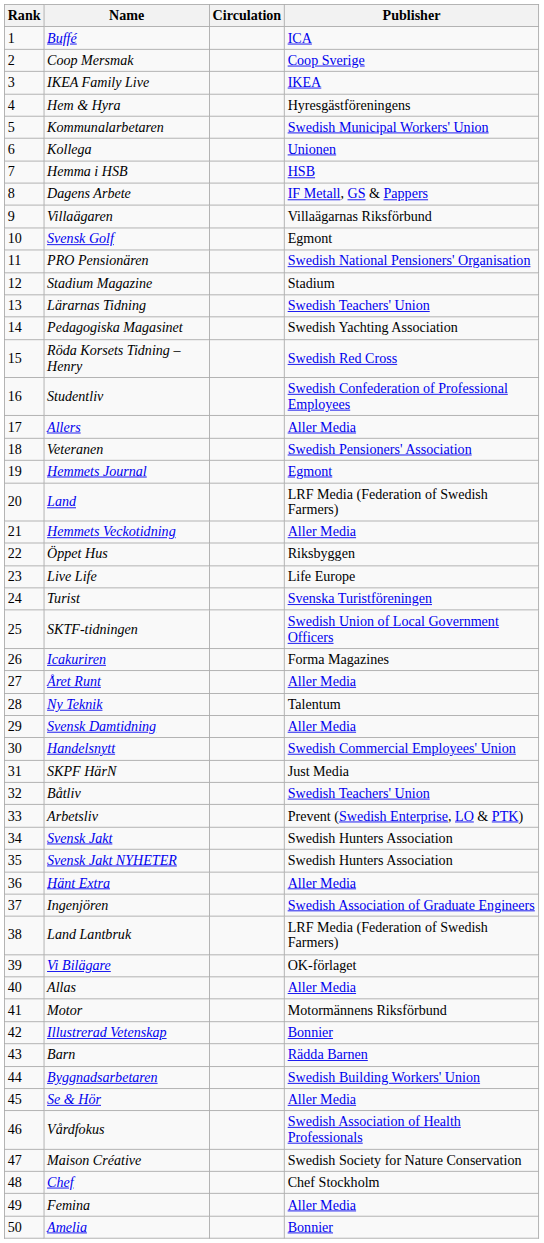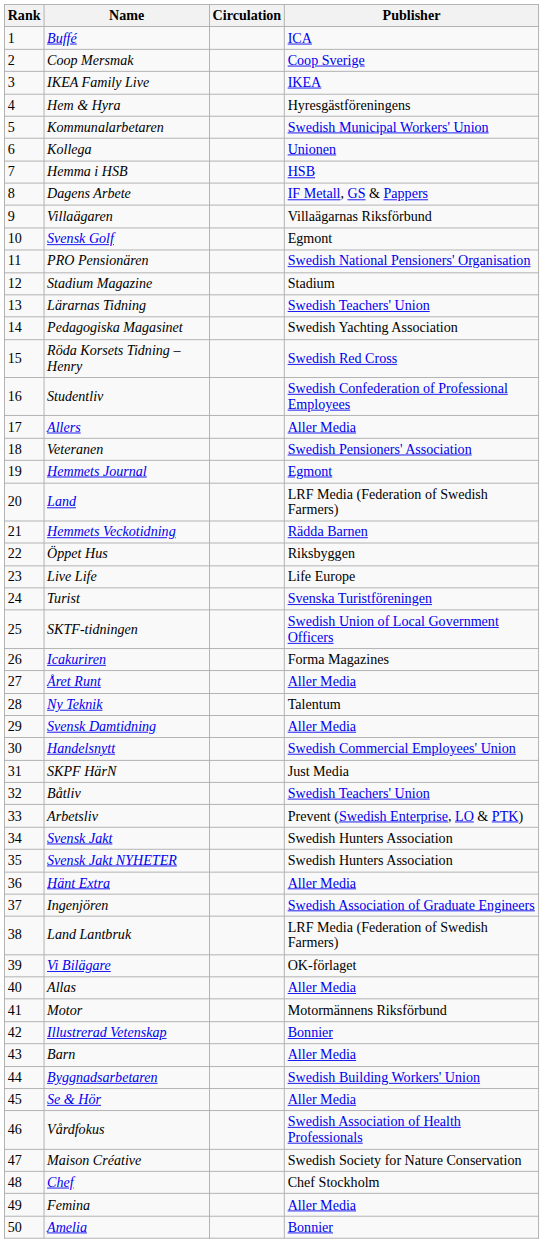(322, 532) Aller Media -> (328, 532) Rädda Barnen
(328, 1055) Rädda Barnen -> (322, 1055) Aller Media
